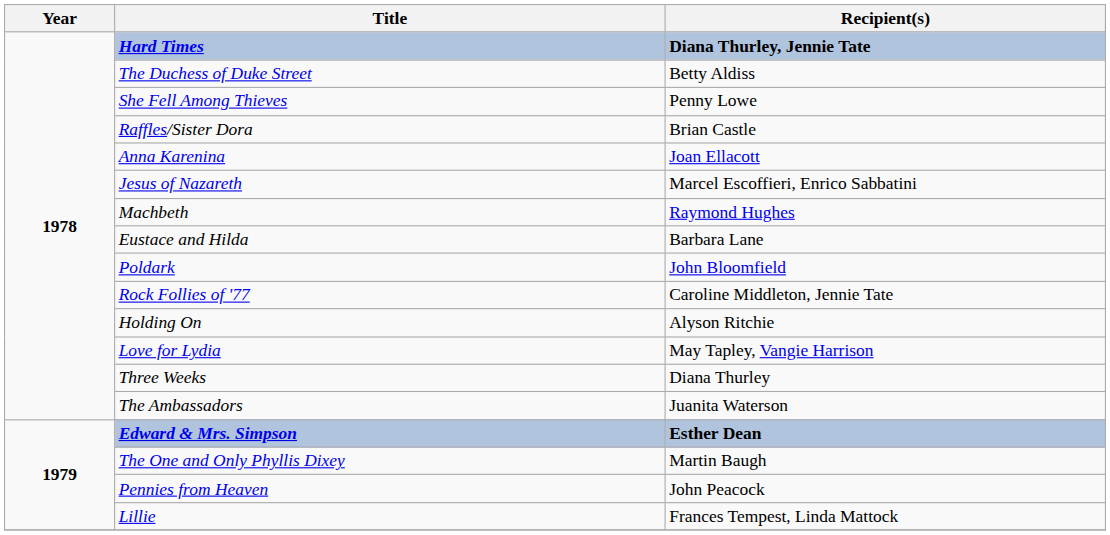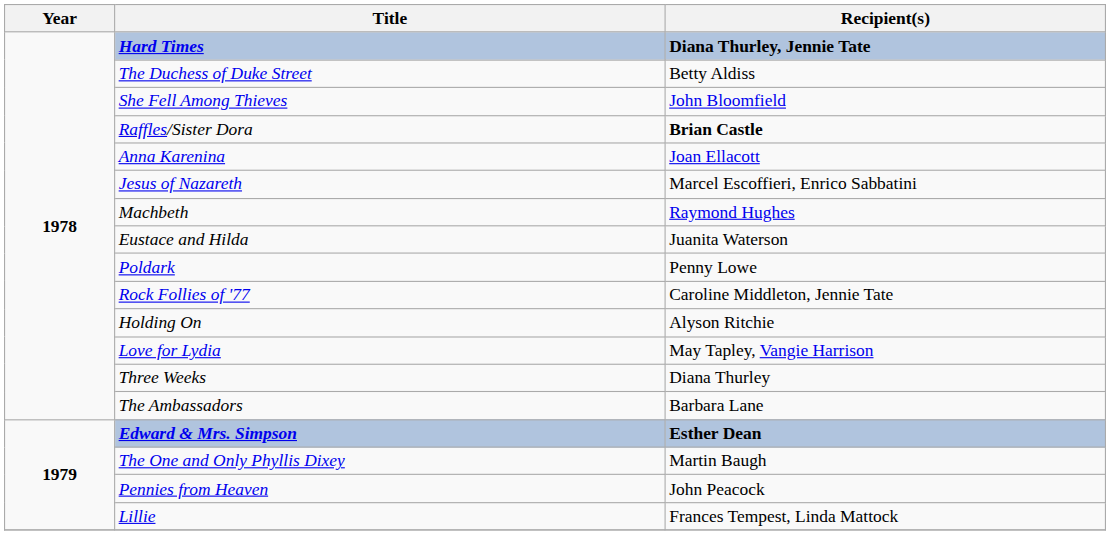(713, 101) Penny Lowe -> (728, 101) John Bloomfield
(713, 128) normal -> (716, 128) bold
(716, 239) Barbara Lane -> (729, 239) Juanita Waterson
(728, 267) John Bloomfield -> (713, 267) Penny Lowe
(729, 405) Juanita Waterson -> (716, 405) Barbara Lane
